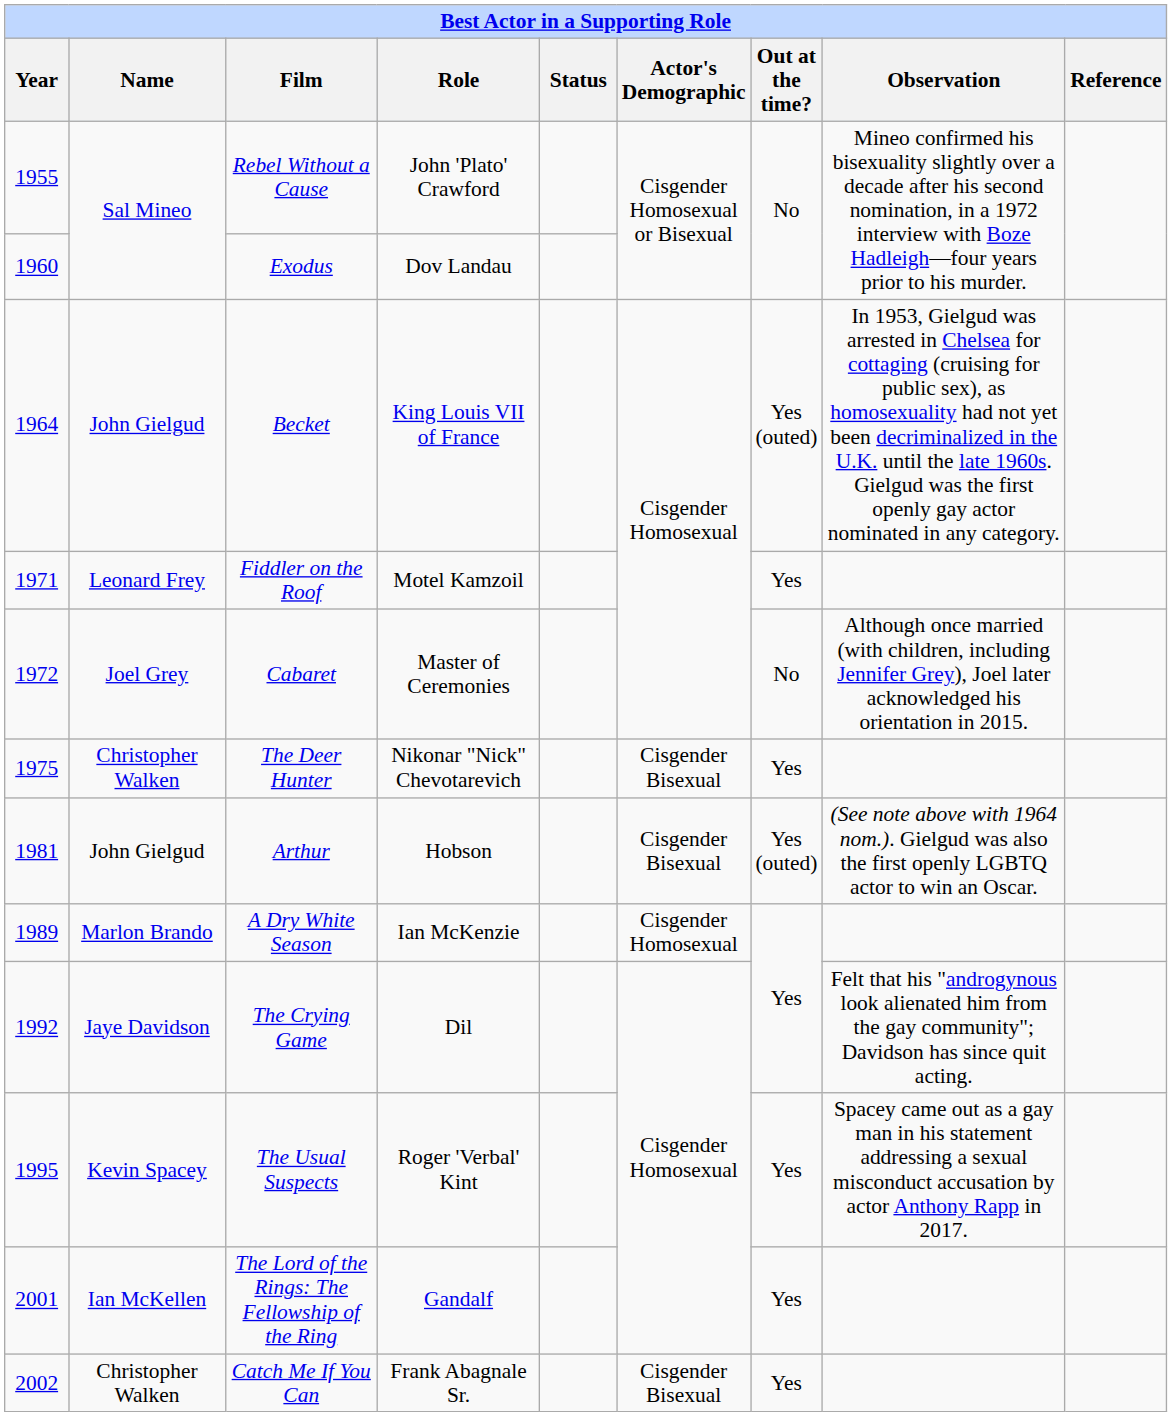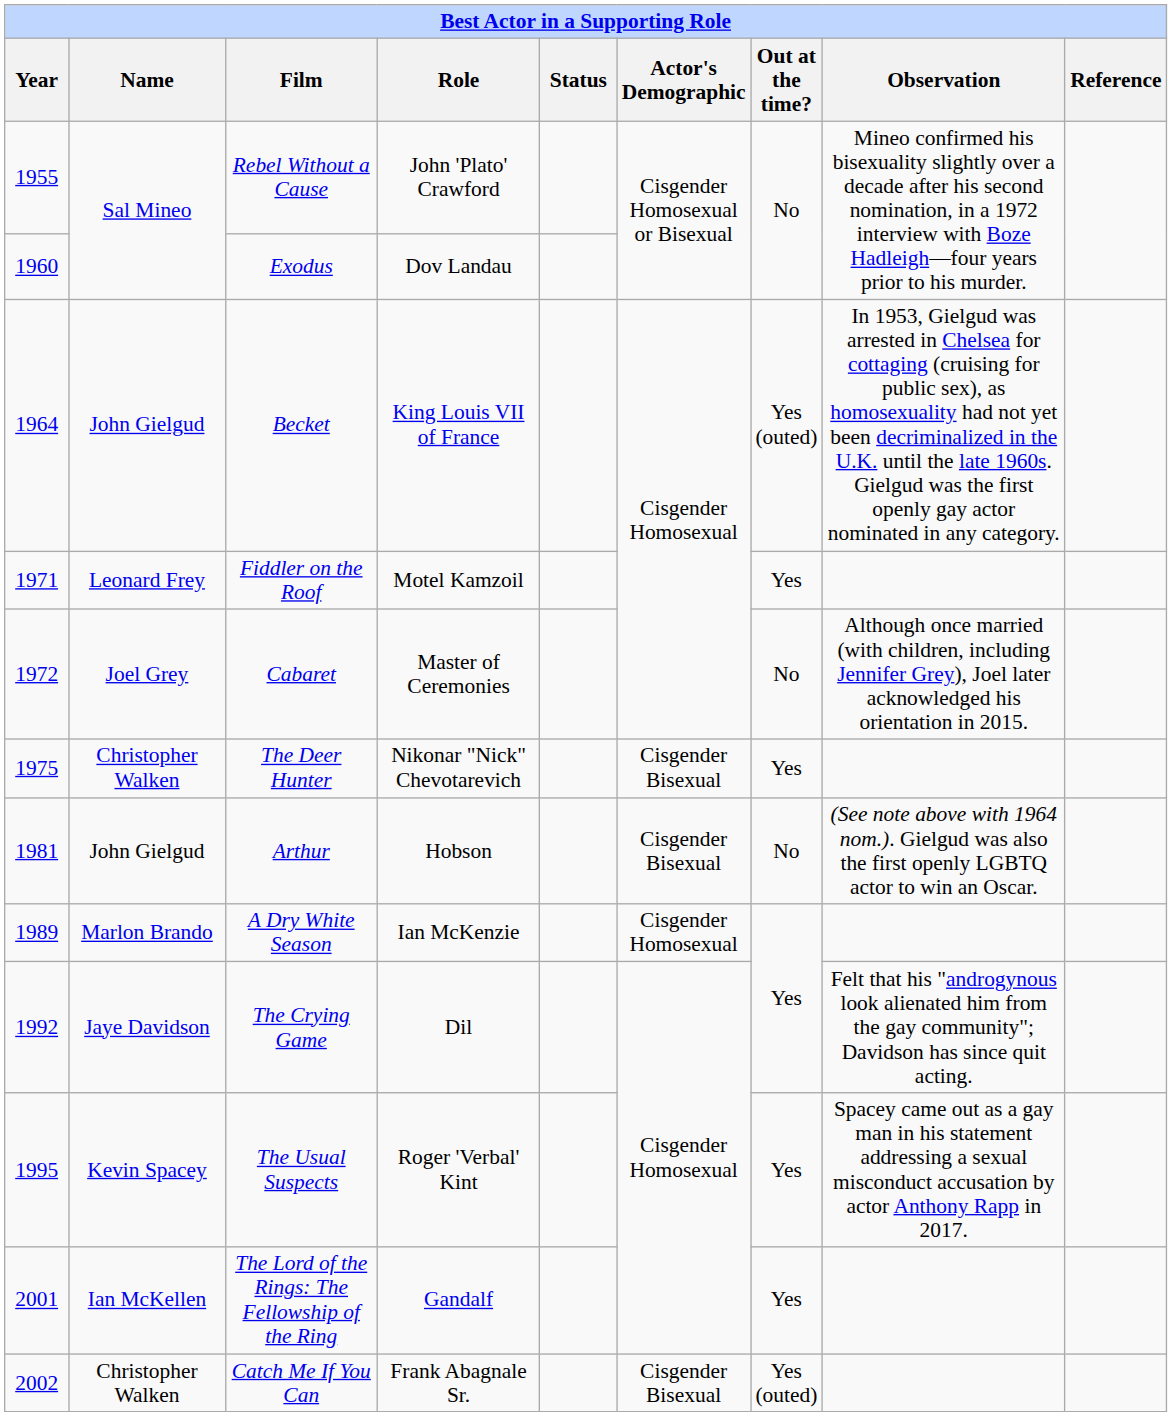(786, 850) Yes (outed) -> (786, 850) No
(786, 1382) Yes -> (786, 1382) Yes (outed)
